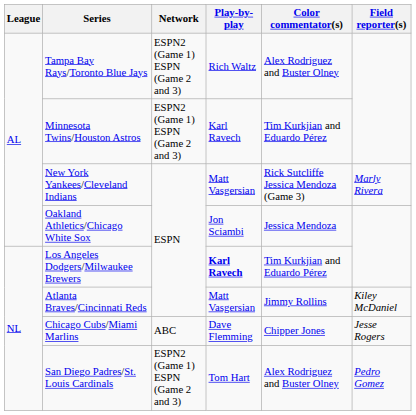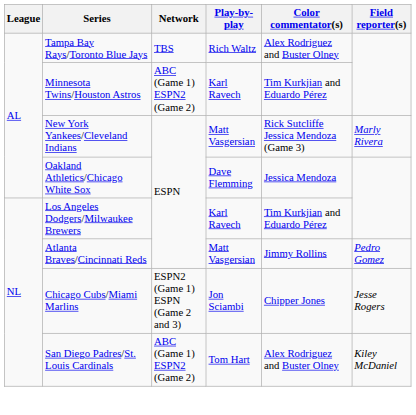(174, 66) ESPN2 (Game 1) ESPN (Game 2 and 3) -> (164, 48) TBS
(174, 131) ESPN2 (Game 1) ESPN (Game 2 and 3) -> (174, 89) ABC (Game 1) ESPN2 (Game 2)
(226, 225) Jon Sciambi -> (231, 177) Dave Flemming
(226, 266) bold -> (225, 218) normal
(376, 301) Kiley McDaniel -> (369, 253) Pedro Gomez
(165, 330) ABC -> (174, 300) ESPN2 (Game 1) ESPN (Game 2 and 3)
(231, 330) Dave Flemming -> (226, 300) Jon Sciambi
(174, 378) ESPN2 (Game 1) ESPN (Game 2 and 3) -> (174, 360) ABC (Game 1) ESPN2 (Game 2)
(369, 378) Pedro Gomez -> (376, 360) Kiley McDaniel
